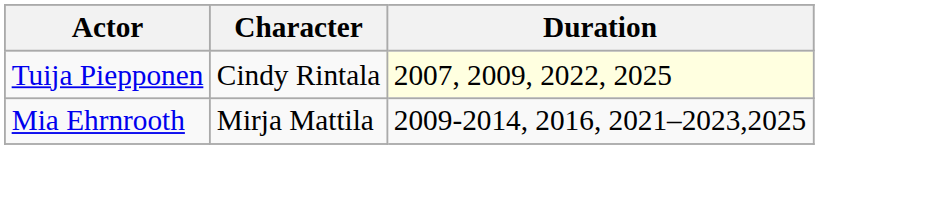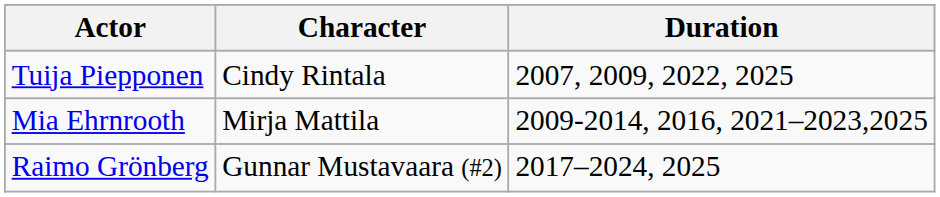(533, 74) lightyellow background -> (655, 74) no background
+ row: (110, 167)
